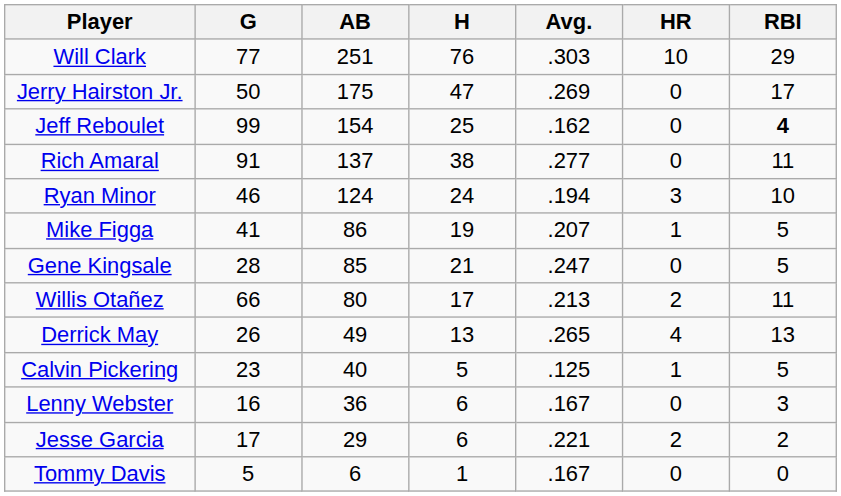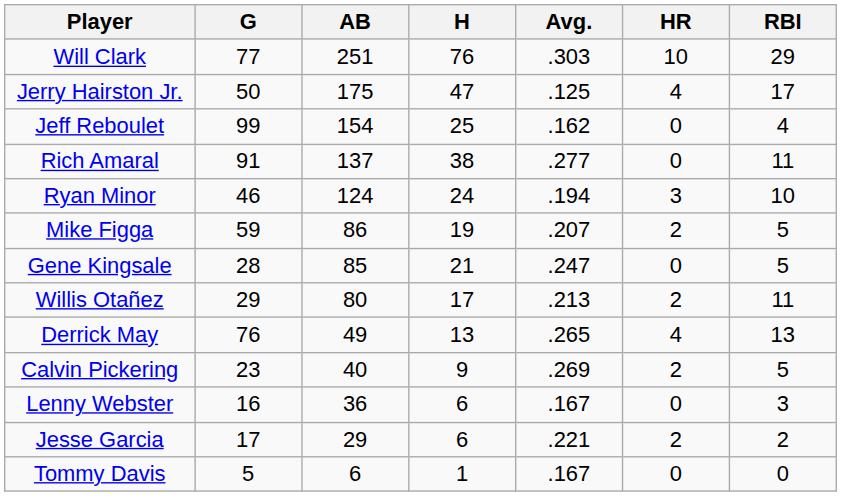(569, 91) .269 -> (569, 91) .125
(676, 91) 0 -> (676, 91) 4
(783, 126) bold -> (783, 126) normal
(248, 230) 41 -> (248, 230) 59
(676, 230) 1 -> (676, 230) 2
(248, 299) 66 -> (248, 299) 29
(248, 334) 26 -> (248, 334) 76
(462, 369) 5 -> (462, 369) 9
(569, 369) .125 -> (569, 369) .269
(676, 369) 1 -> (676, 369) 2
